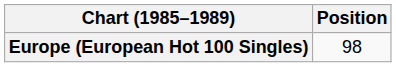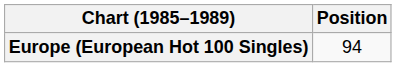(352, 47) 98 -> (352, 47) 94
